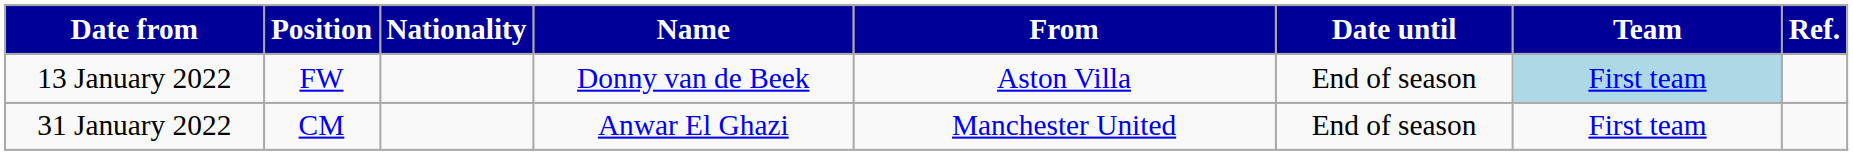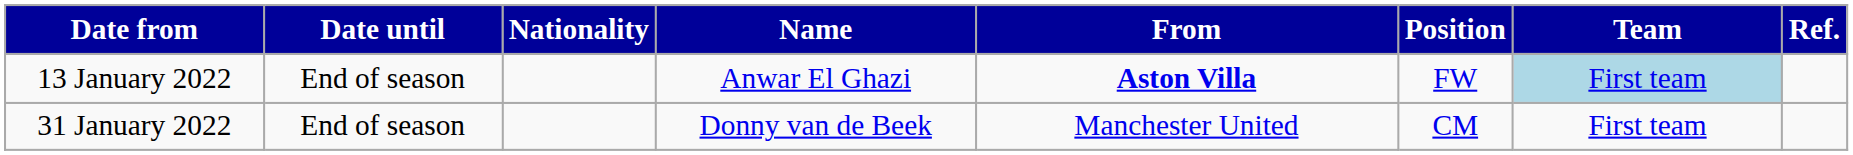columns swapped: (321, 29) <-> (1394, 29)
(693, 77) Donny van de Beek -> (816, 77) Anwar El Ghazi
(1064, 77) normal -> (1186, 77) bold
(693, 126) Anwar El Ghazi -> (816, 126) Donny van de Beek
